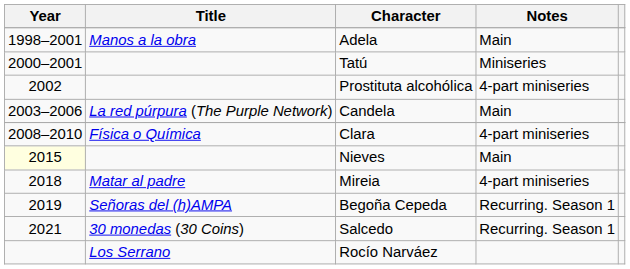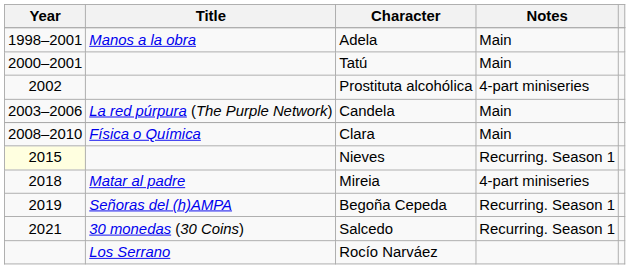(513, 63) Miniseries -> (495, 63) Main
(534, 134) 4-part miniseries -> (495, 134) Main
(495, 157) Main -> (547, 157) Recurring. Season 1
